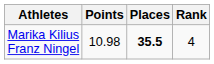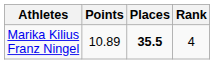(105, 42) 10.98 -> (105, 42) 10.89
